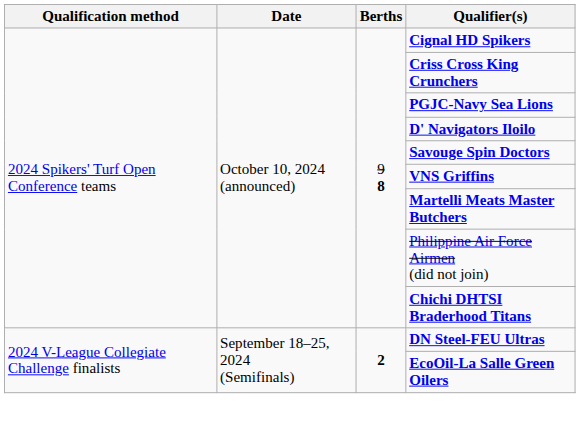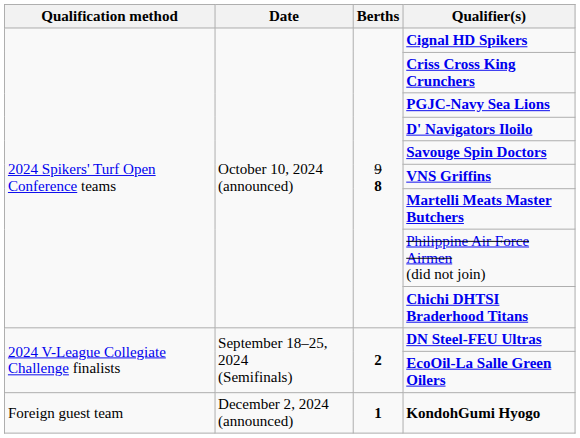+ row: (473, 412)
